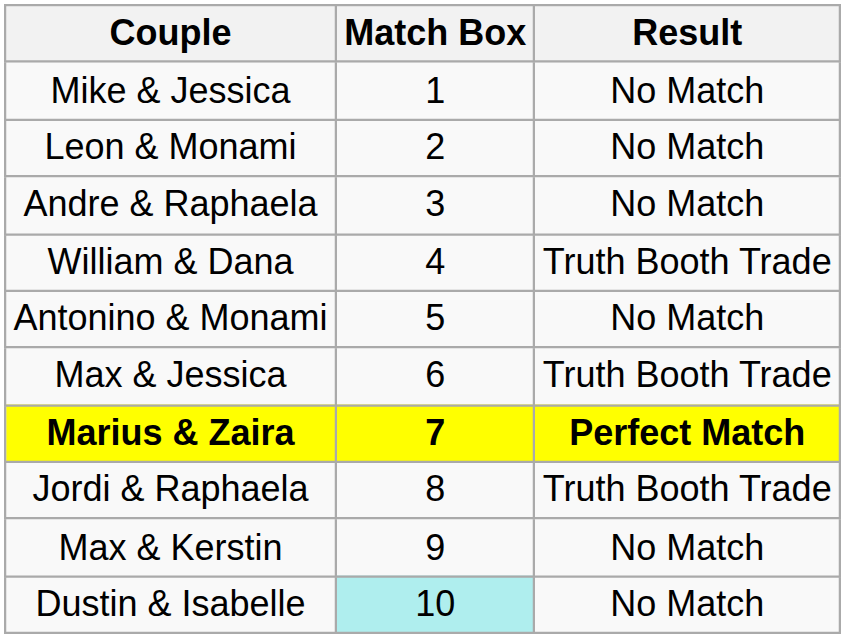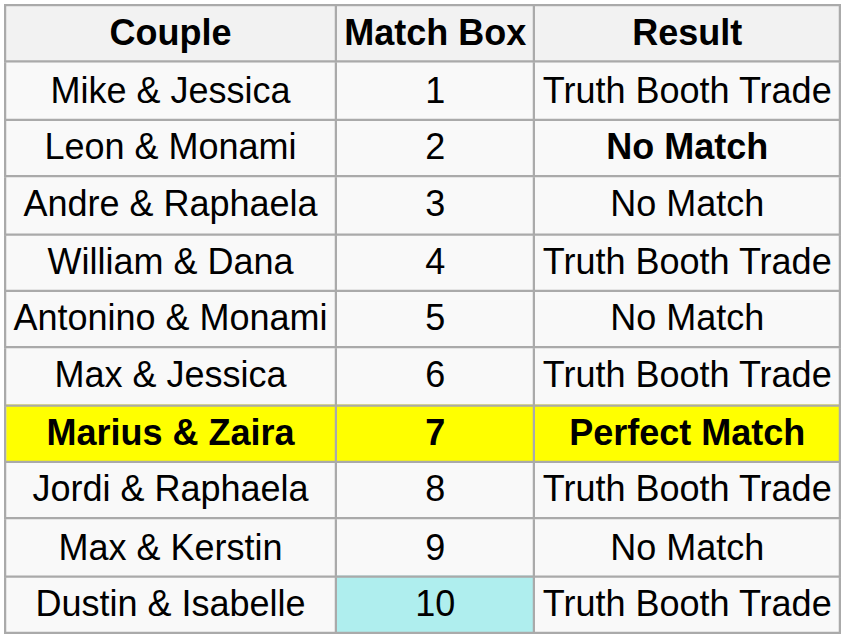(687, 90) No Match -> (687, 90) Truth Booth Trade
(687, 147) normal -> (687, 147) bold
(687, 603) No Match -> (687, 603) Truth Booth Trade
